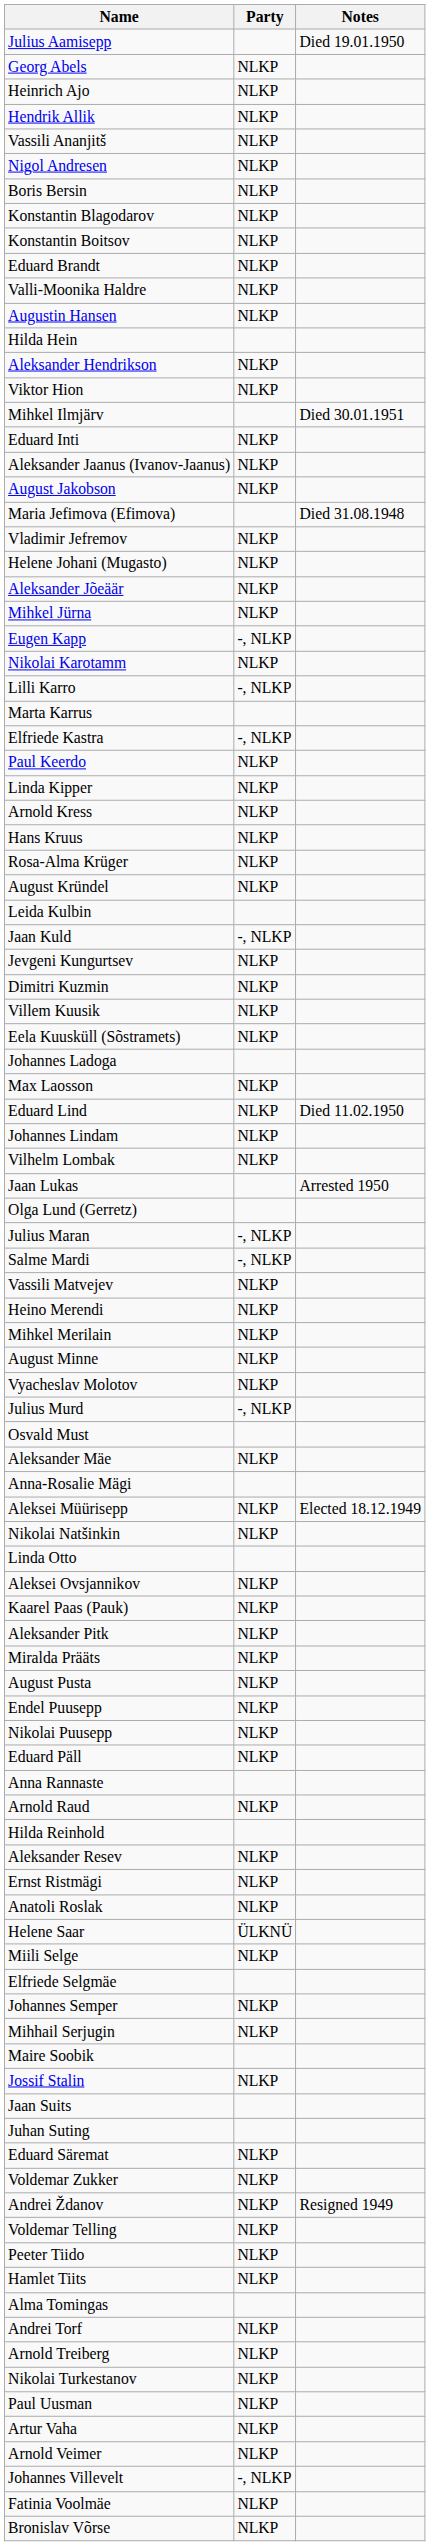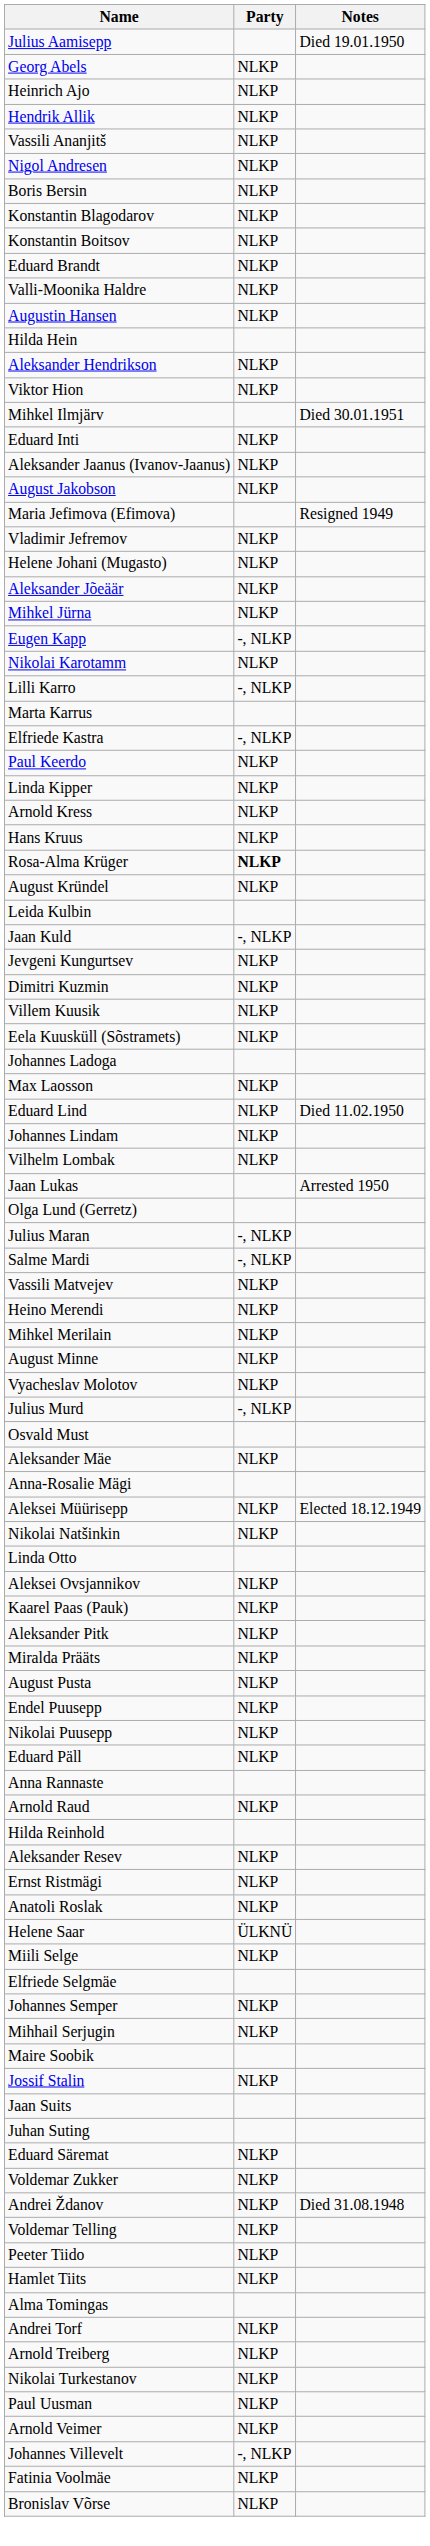(352, 514) Died 31.08.1948 -> (346, 514) Resigned 1949
(258, 862) normal -> (259, 862) bold
(346, 2205) Resigned 1949 -> (352, 2205) Died 31.08.1948
- row: (43, 2429)
